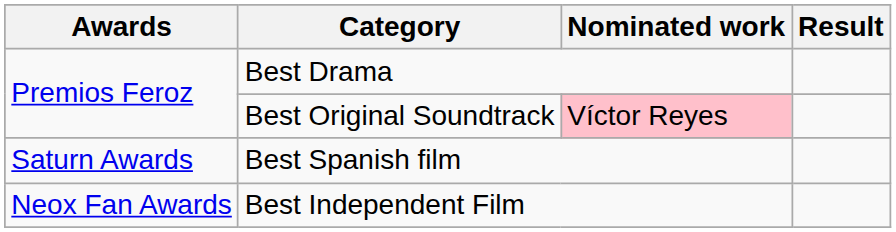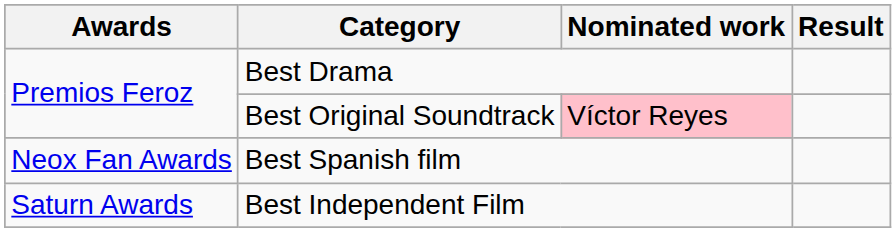(102, 159) Saturn Awards -> (122, 159) Neox Fan Awards
(122, 204) Neox Fan Awards -> (102, 204) Saturn Awards
